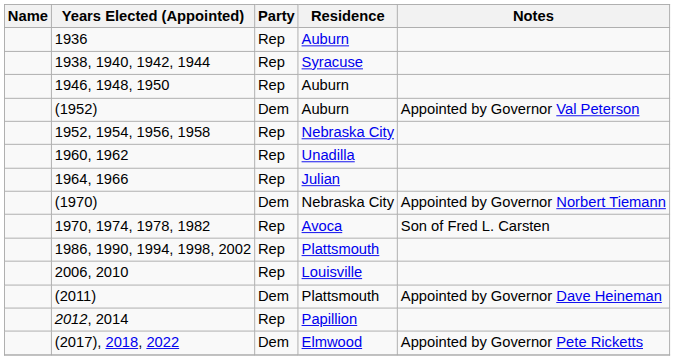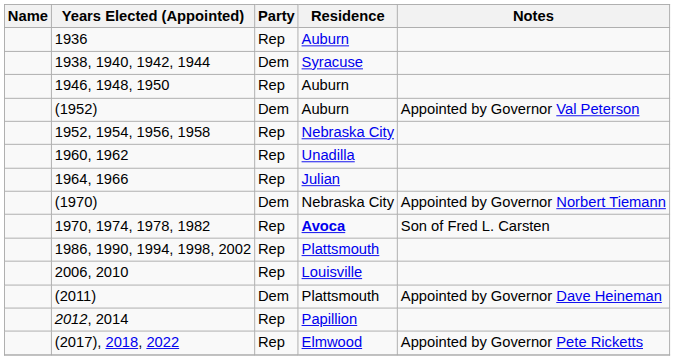(271, 62) Rep -> (274, 62) Dem
(322, 226) normal -> (323, 226) bold
(274, 343) Dem -> (271, 343) Rep
